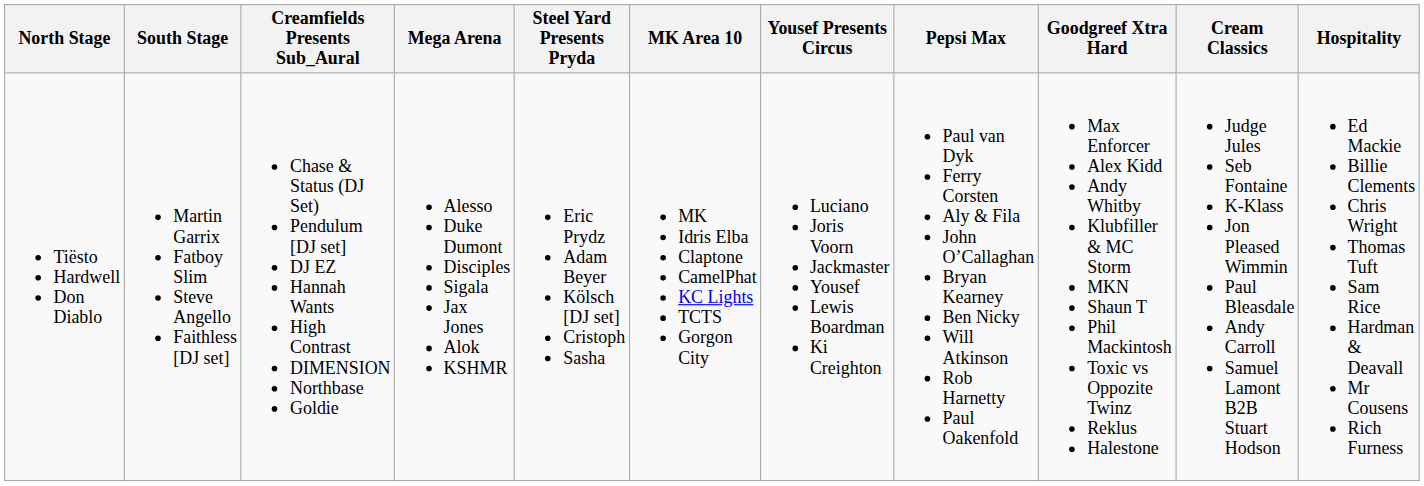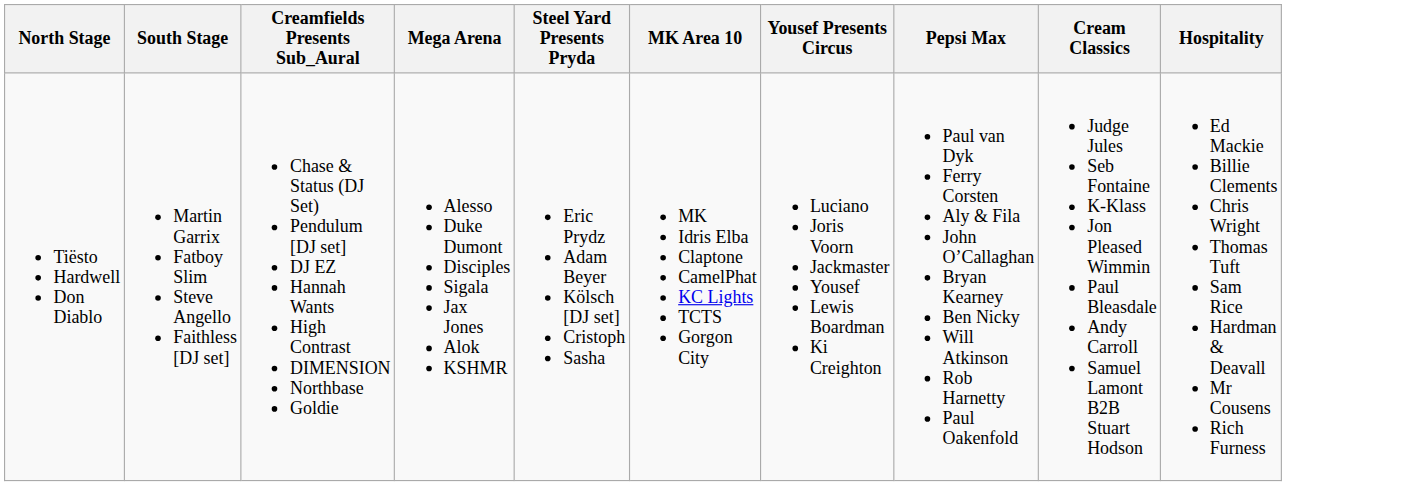- column: (1107, 38)
